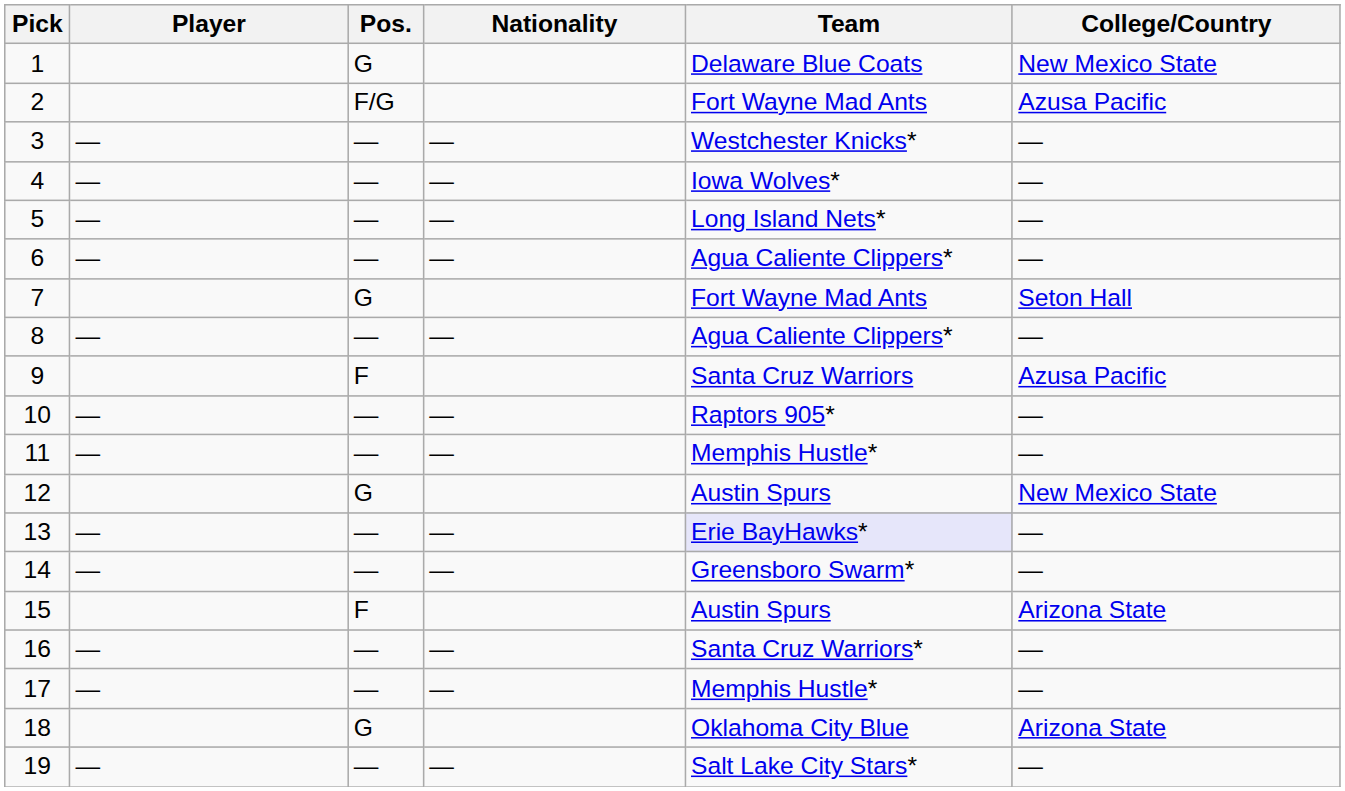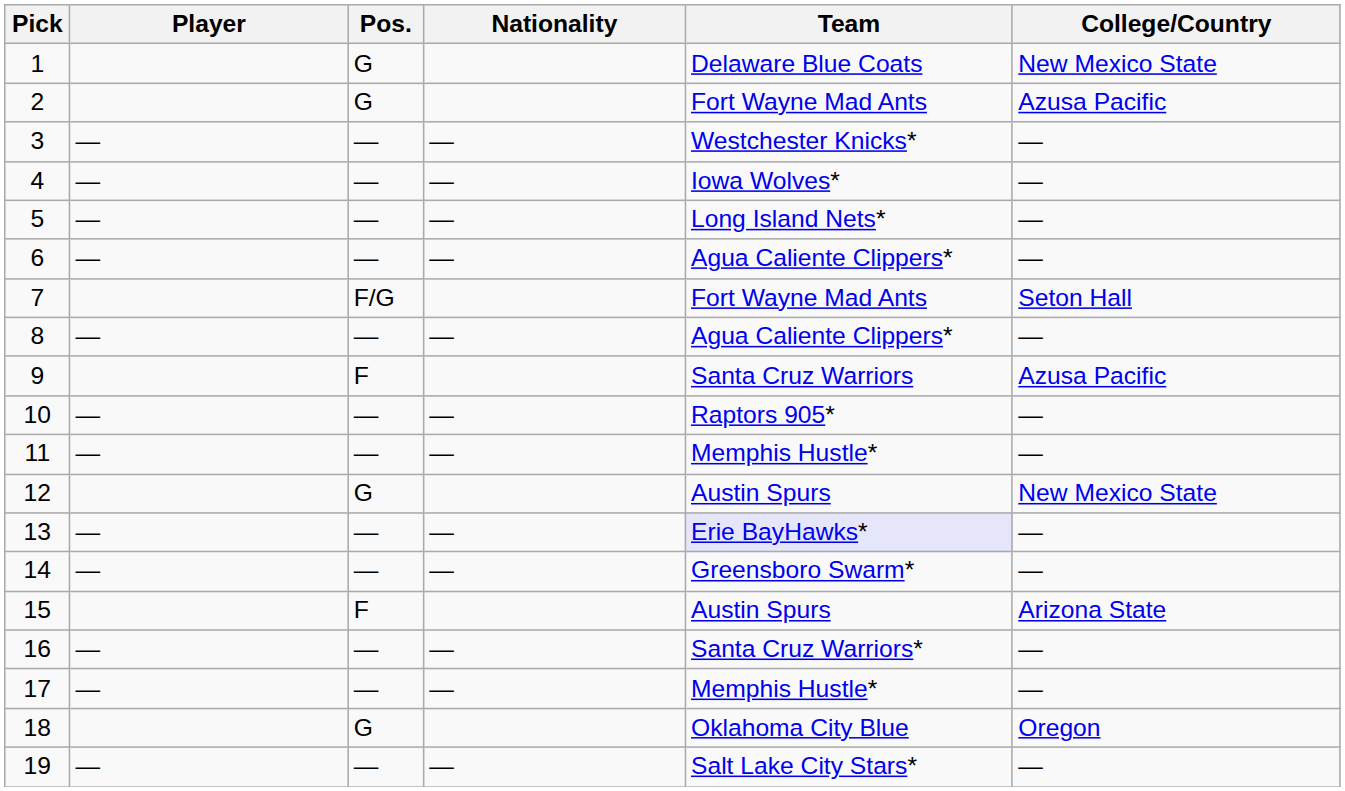(374, 102) F/G -> (363, 102) G
(363, 297) G -> (374, 297) F/G
(1092, 727) Arizona State -> (1059, 727) Oregon
